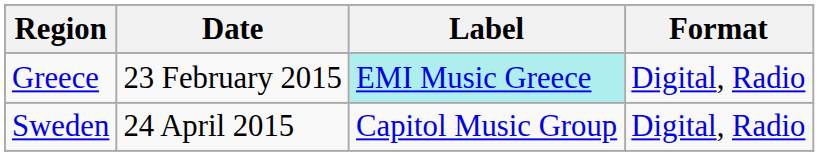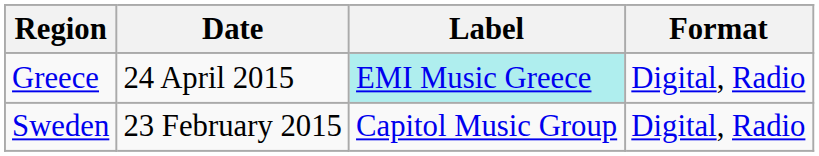(233, 77) 23 February 2015 -> (209, 77) 24 April 2015
(209, 126) 24 April 2015 -> (233, 126) 23 February 2015
